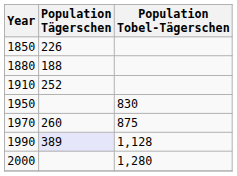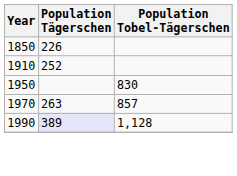- row: (21, 66)
(52, 123) 260 -> (52, 104) 263
(128, 123) 875 -> (128, 104) 857
- row: (21, 161)
